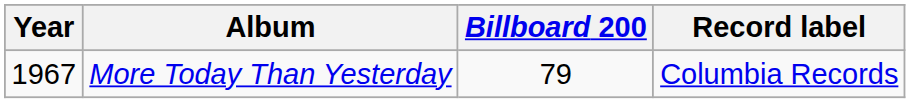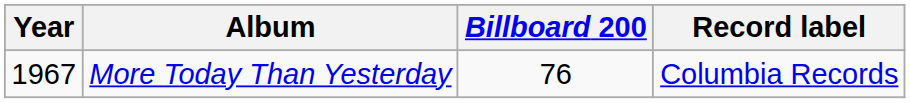(556, 73) 79 -> (556, 73) 76
